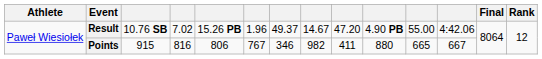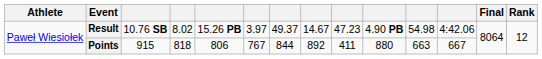(182, 30) 7.02 -> (182, 30) 8.02
(257, 30) 1.96 -> (257, 30) 3.97
(347, 30) 47.20 -> (347, 30) 47.23
(421, 30) 55.00 -> (421, 30) 54.98
(182, 46) 816 -> (182, 46) 818
(285, 46) 346 -> (285, 46) 844
(316, 46) 982 -> (316, 46) 892
(421, 46) 665 -> (421, 46) 663
